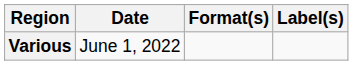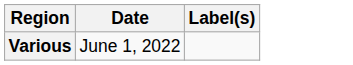- column: (229, 18)
